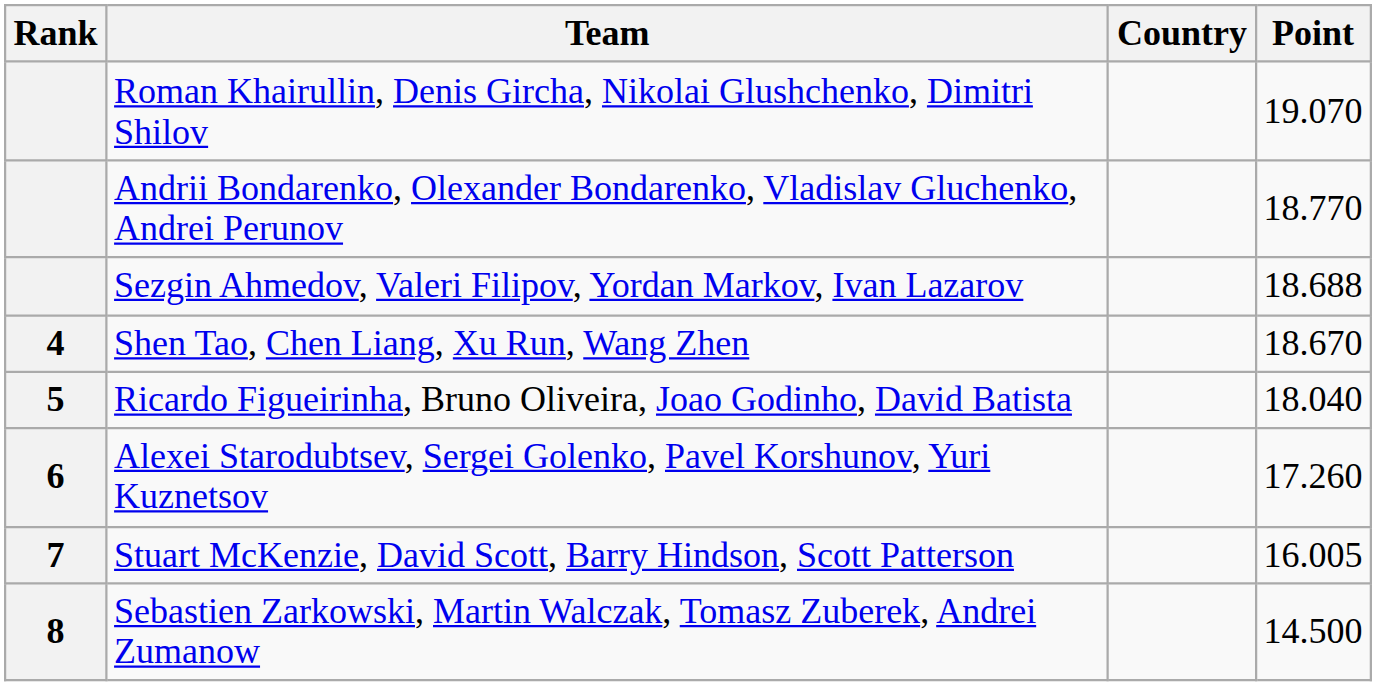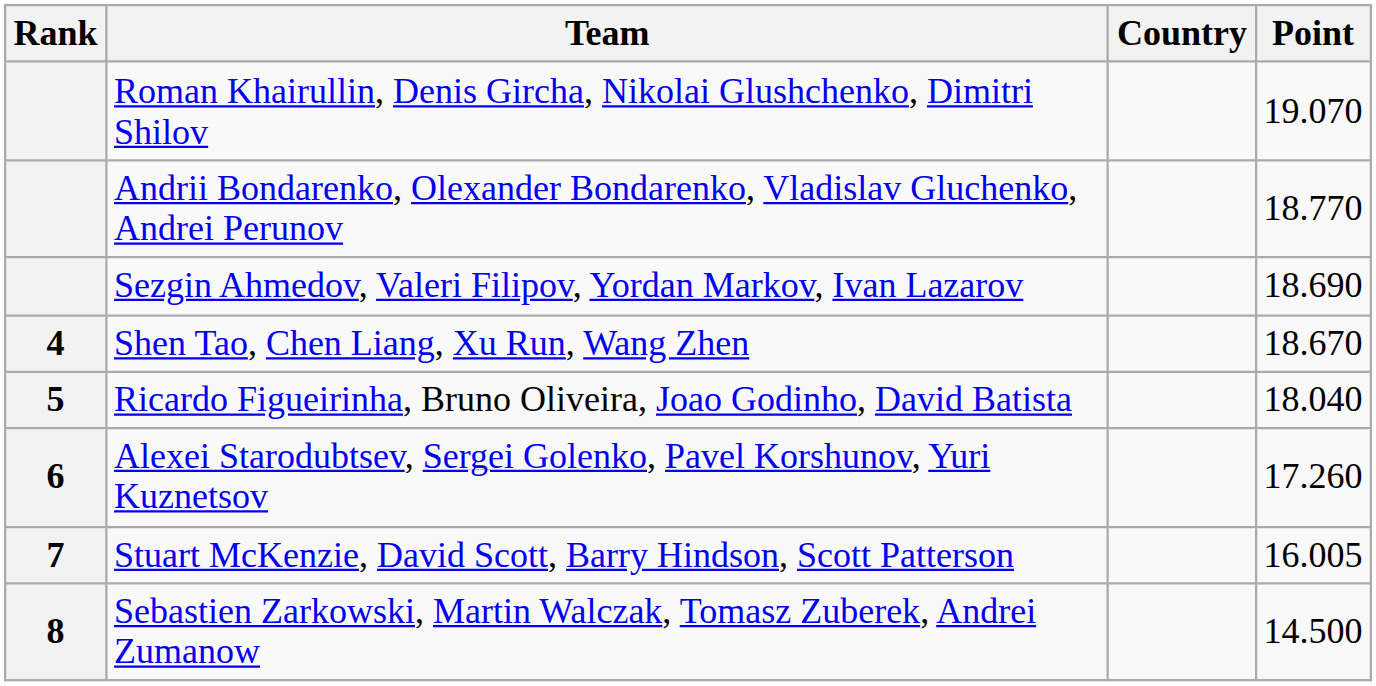(1313, 285) 18.688 -> (1313, 285) 18.690
